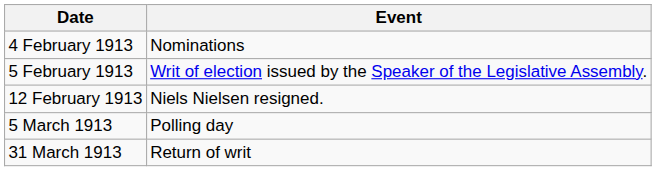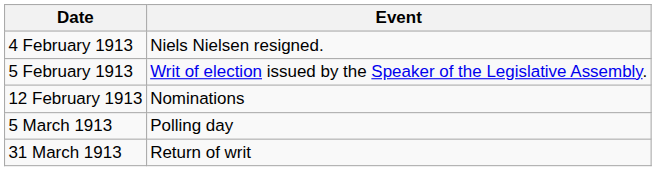(197, 44) Nominations -> (237, 44) Niels Nielsen resigned.
(237, 98) Niels Nielsen resigned. -> (197, 98) Nominations
